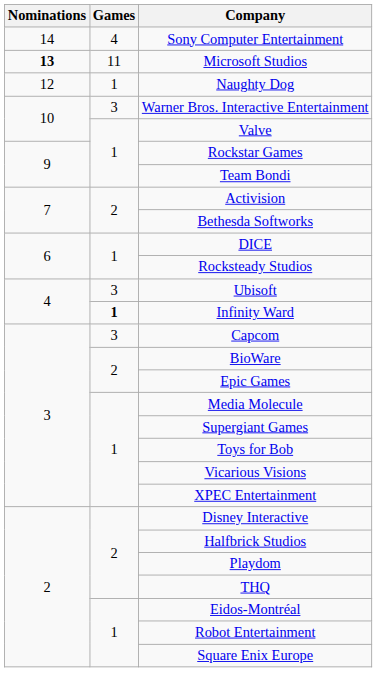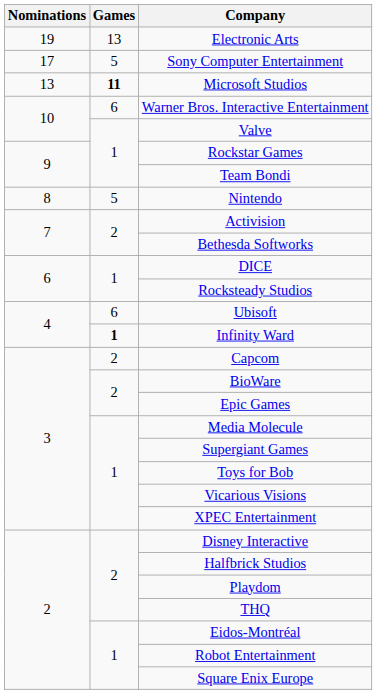+ row: (255, 38)
(47, 38) 14 -> (47, 61) 17
(114, 38) 4 -> (114, 61) 5
(47, 61) bold -> (47, 84) normal
(114, 61) normal -> (114, 84) bold
- row: (255, 84)
(114, 107) 3 -> (114, 107) 6
+ row: (255, 198)
(114, 289) 3 -> (114, 312) 6
(114, 335) 3 -> (114, 358) 2
